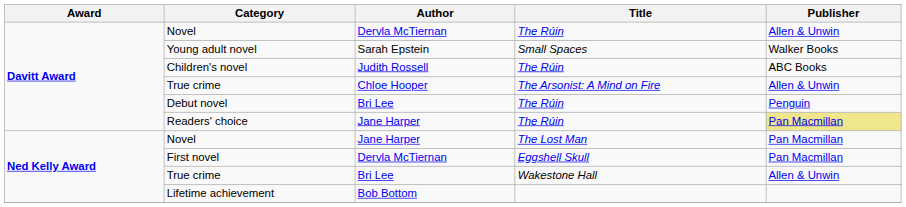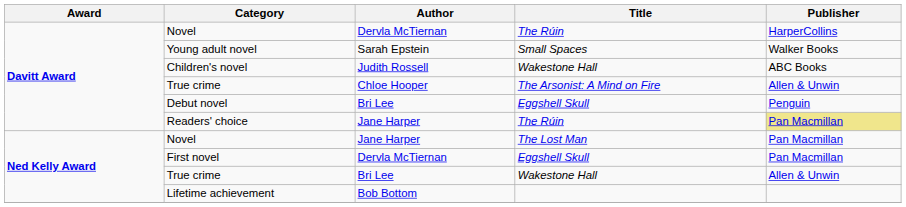(804, 31) Allen & Unwin -> (803, 31) HarperCollins
(541, 67) The Rúin -> (557, 67) Wakestone Hall
(541, 103) The Rúin -> (553, 103) Eggshell Skull
